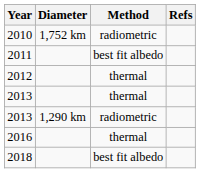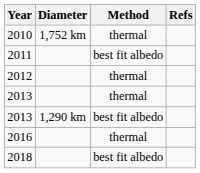(128, 35) radiometric -> (128, 35) thermal
(128, 117) radiometric -> (128, 117) best fit albedo
